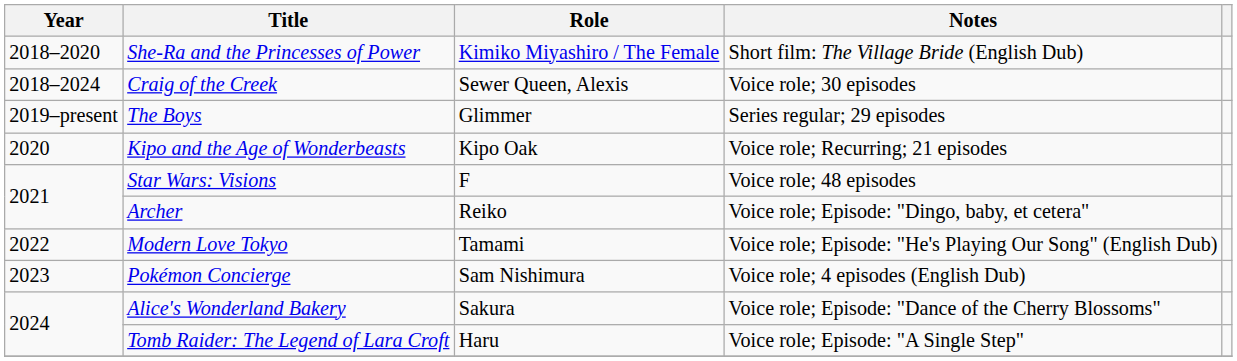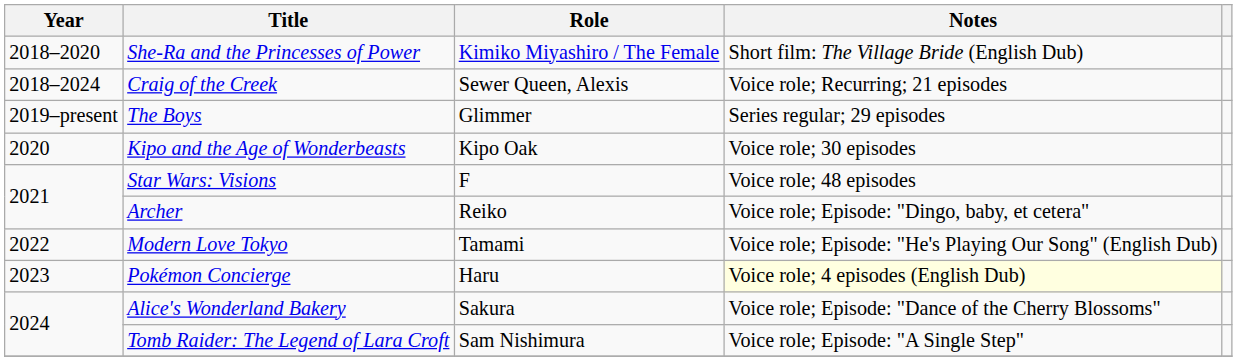(822, 84) Voice role; 30 episodes -> (868, 84) Voice role; Recurring; 21 episodes
(868, 148) Voice role; Recurring; 21 episodes -> (822, 148) Voice role; 30 episodes
(522, 276) Sam Nishimura -> (479, 276) Haru
(877, 276) no background -> (877, 276) lightyellow background
(479, 340) Haru -> (522, 340) Sam Nishimura
